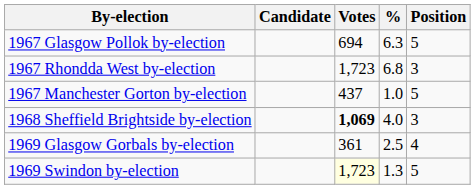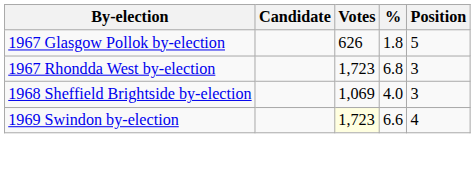(350, 42) 694 -> (350, 42) 626
(393, 42) 6.3 -> (393, 42) 1.8
- row: (127, 94)
(357, 119) bold -> (357, 94) normal
- row: (121, 145)
(393, 171) 1.3 -> (393, 119) 6.6
(415, 171) 5 -> (415, 119) 4
